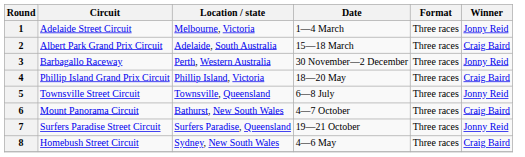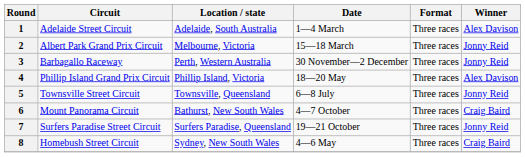(214, 28) Melbourne, Victoria -> (225, 28) Adelaide, South Australia
(486, 28) Jonny Reid -> (491, 28) Alex Davison
(225, 45) Adelaide, South Australia -> (214, 45) Melbourne, Victoria
(487, 45) Craig Baird -> (486, 45) Jonny Reid
(487, 77) Craig Baird -> (491, 77) Alex Davison
